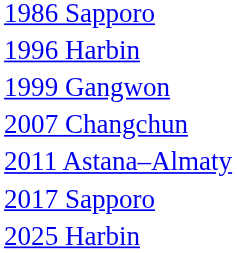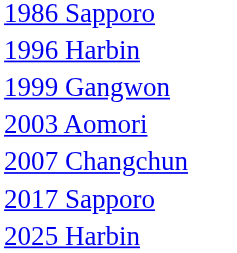+ row: (76, 124)
- row: (118, 161)
